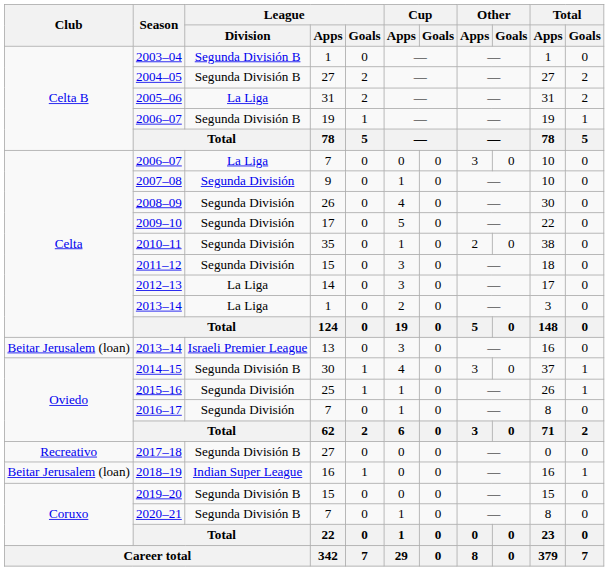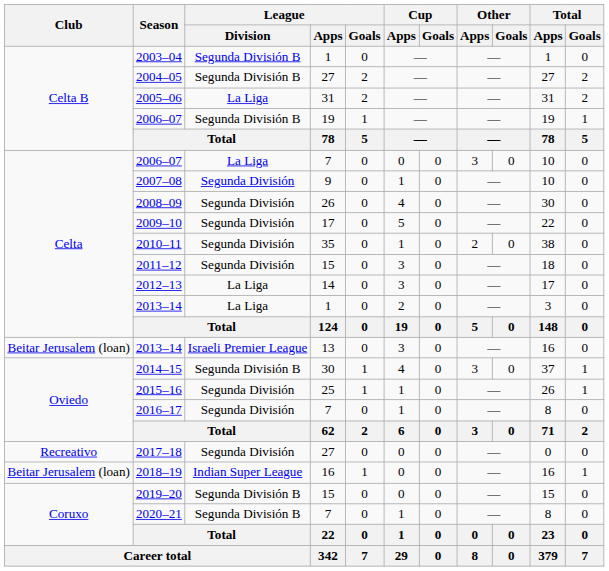(248, 451) Segunda División B -> (248, 451) Segunda División
